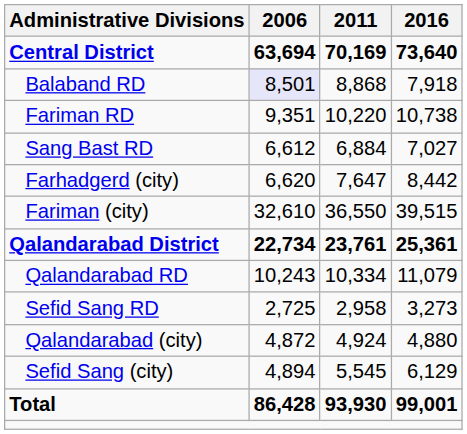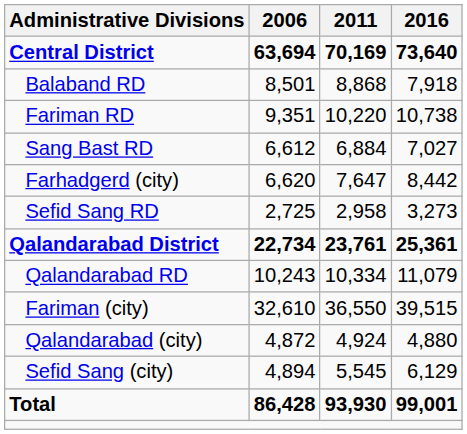(290, 84) lavender background -> (290, 84) no background
rows swapped: (87, 212) <-> (92, 308)
